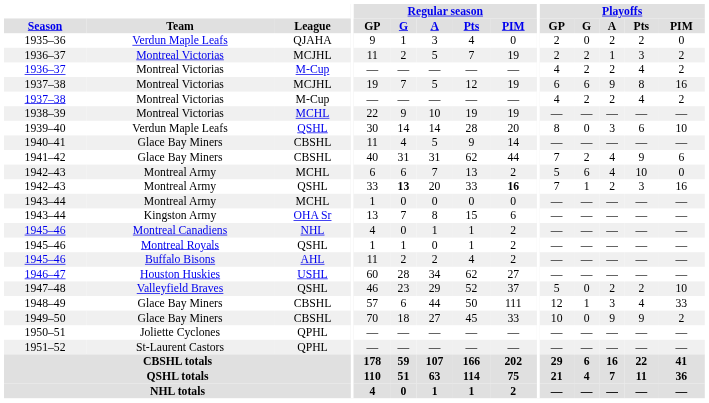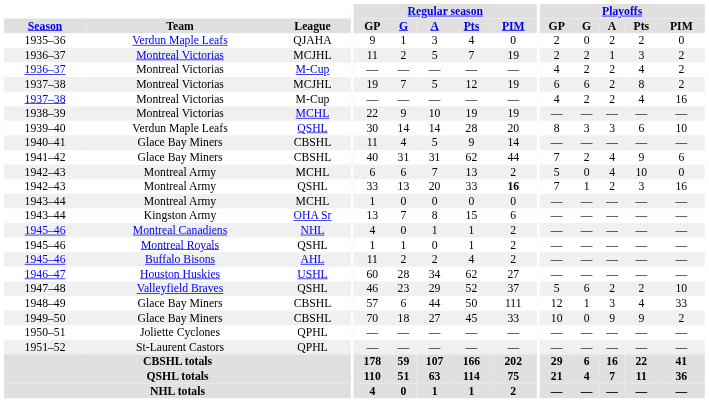(612, 84) 9 -> (612, 84) 2
(681, 84) 16 -> (681, 84) 2
(681, 99) 2 -> (681, 99) 16
(587, 128) 0 -> (587, 128) 3
(587, 172) 6 -> (587, 172) 0
(403, 186) bold -> (403, 186) normal
(587, 288) 0 -> (587, 288) 6
